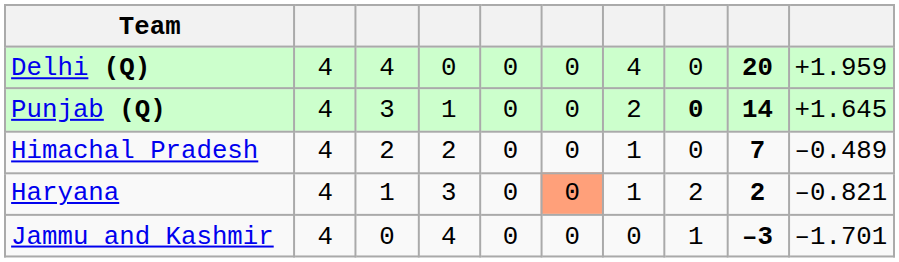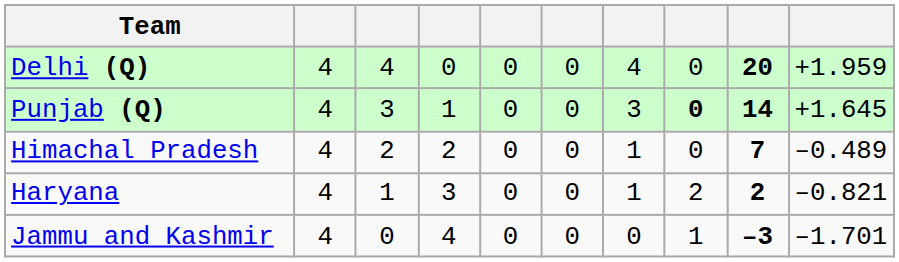(634, 110) 2 -> (634, 110) 3
(572, 194) lightsalmon background -> (572, 194) no background
